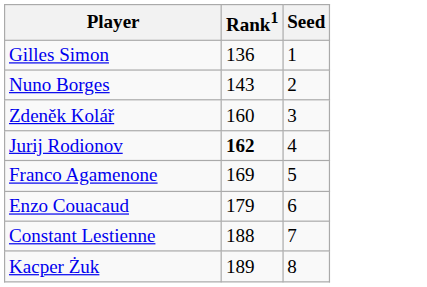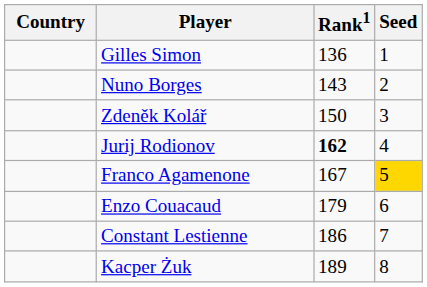+ column: (51, 22)
(240, 115) 160 -> (332, 115) 150
(240, 175) 169 -> (332, 175) 167
(292, 175) no background -> (384, 175) gold background
(240, 236) 188 -> (332, 236) 186
